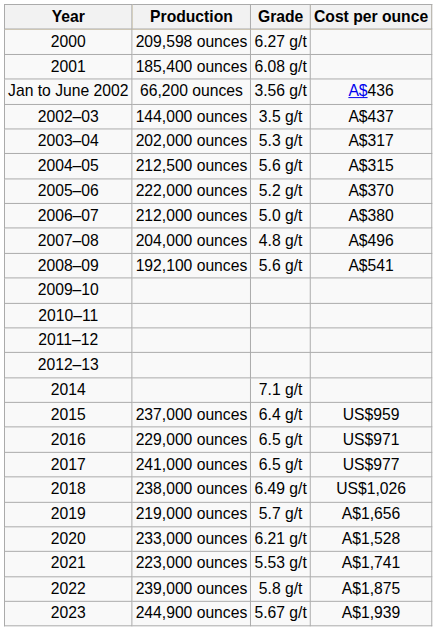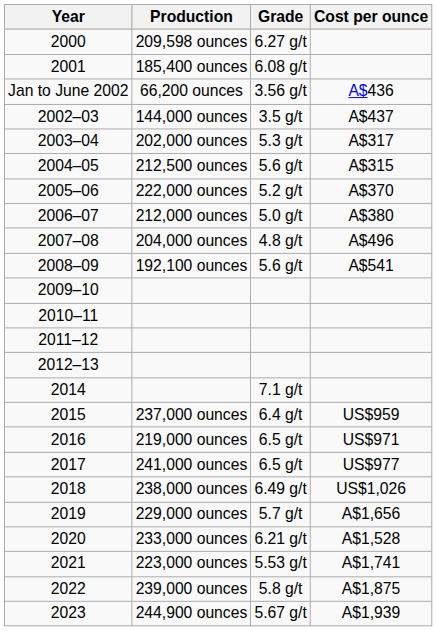(191, 439) 229,000 ounces -> (191, 439) 219,000 ounces
(191, 514) 219,000 ounces -> (191, 514) 229,000 ounces
